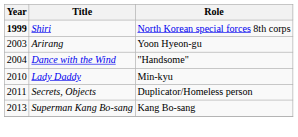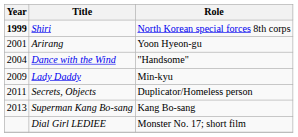(17, 44) 2003 -> (17, 44) 2001
(17, 76) 2010 -> (17, 76) 2009
+ row: (69, 124)
